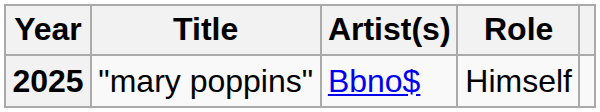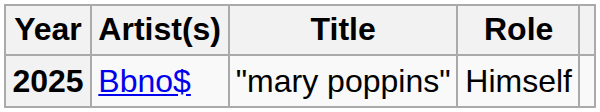columns swapped: (206, 29) <-> (389, 29)
